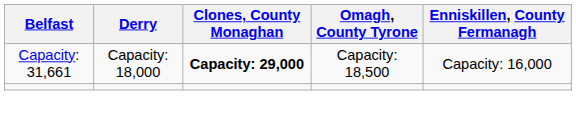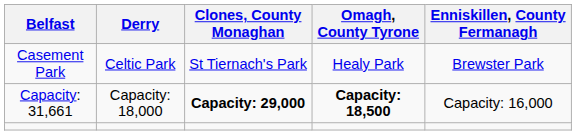+ row: (50, 63)
(367, 63) normal -> (368, 103) bold
